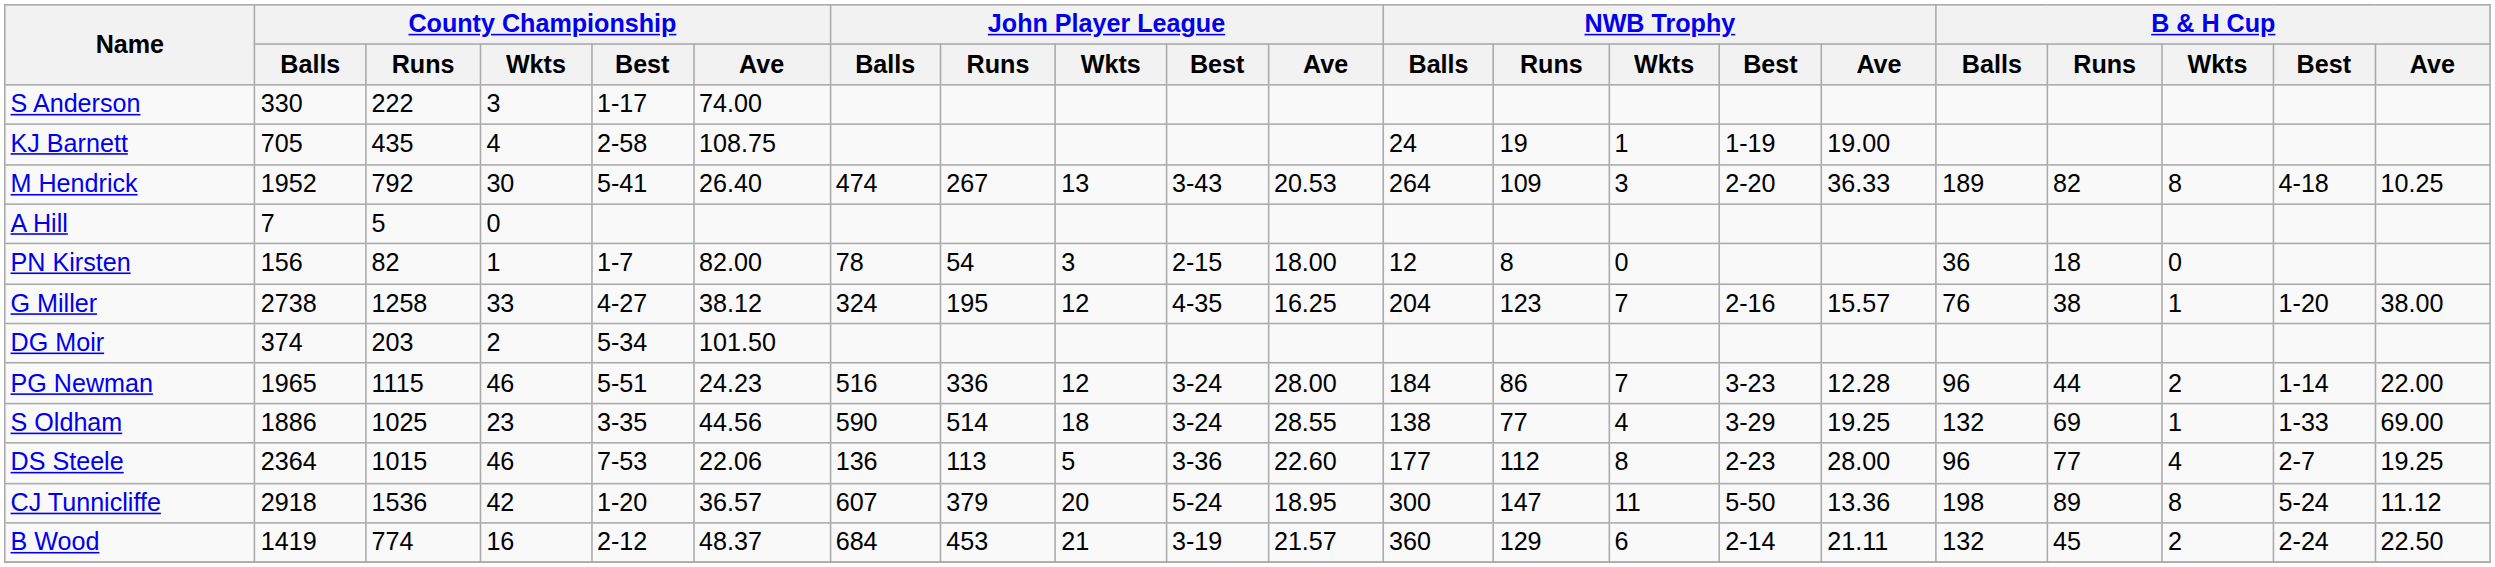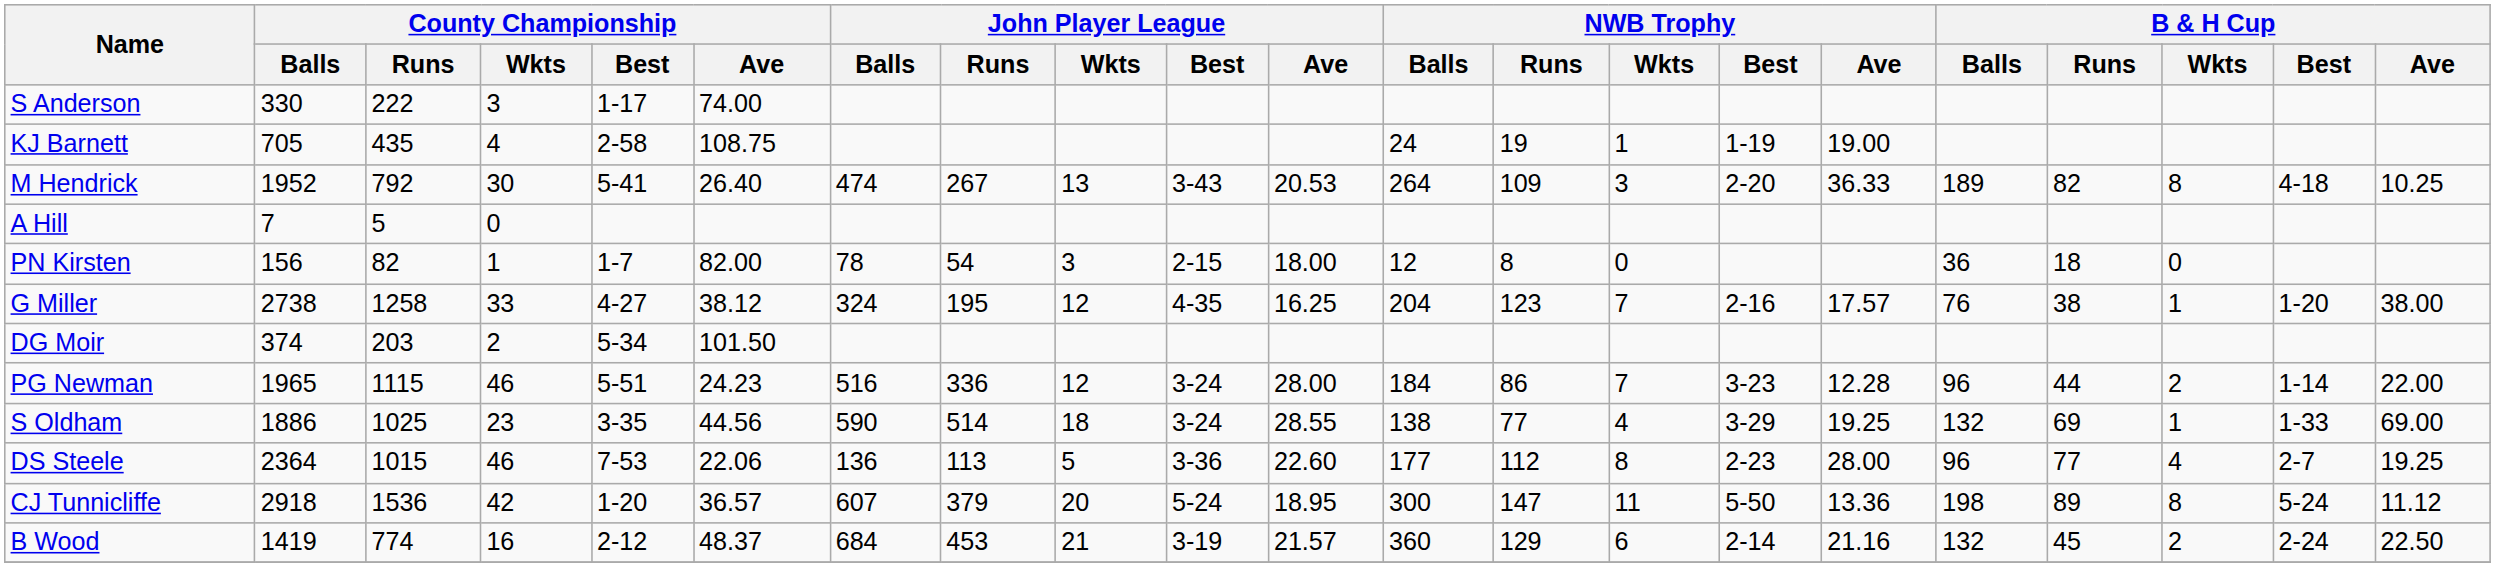(1859, 303) 15.57 -> (1859, 303) 17.57
(1858, 542) 21.11 -> (1859, 542) 21.16
